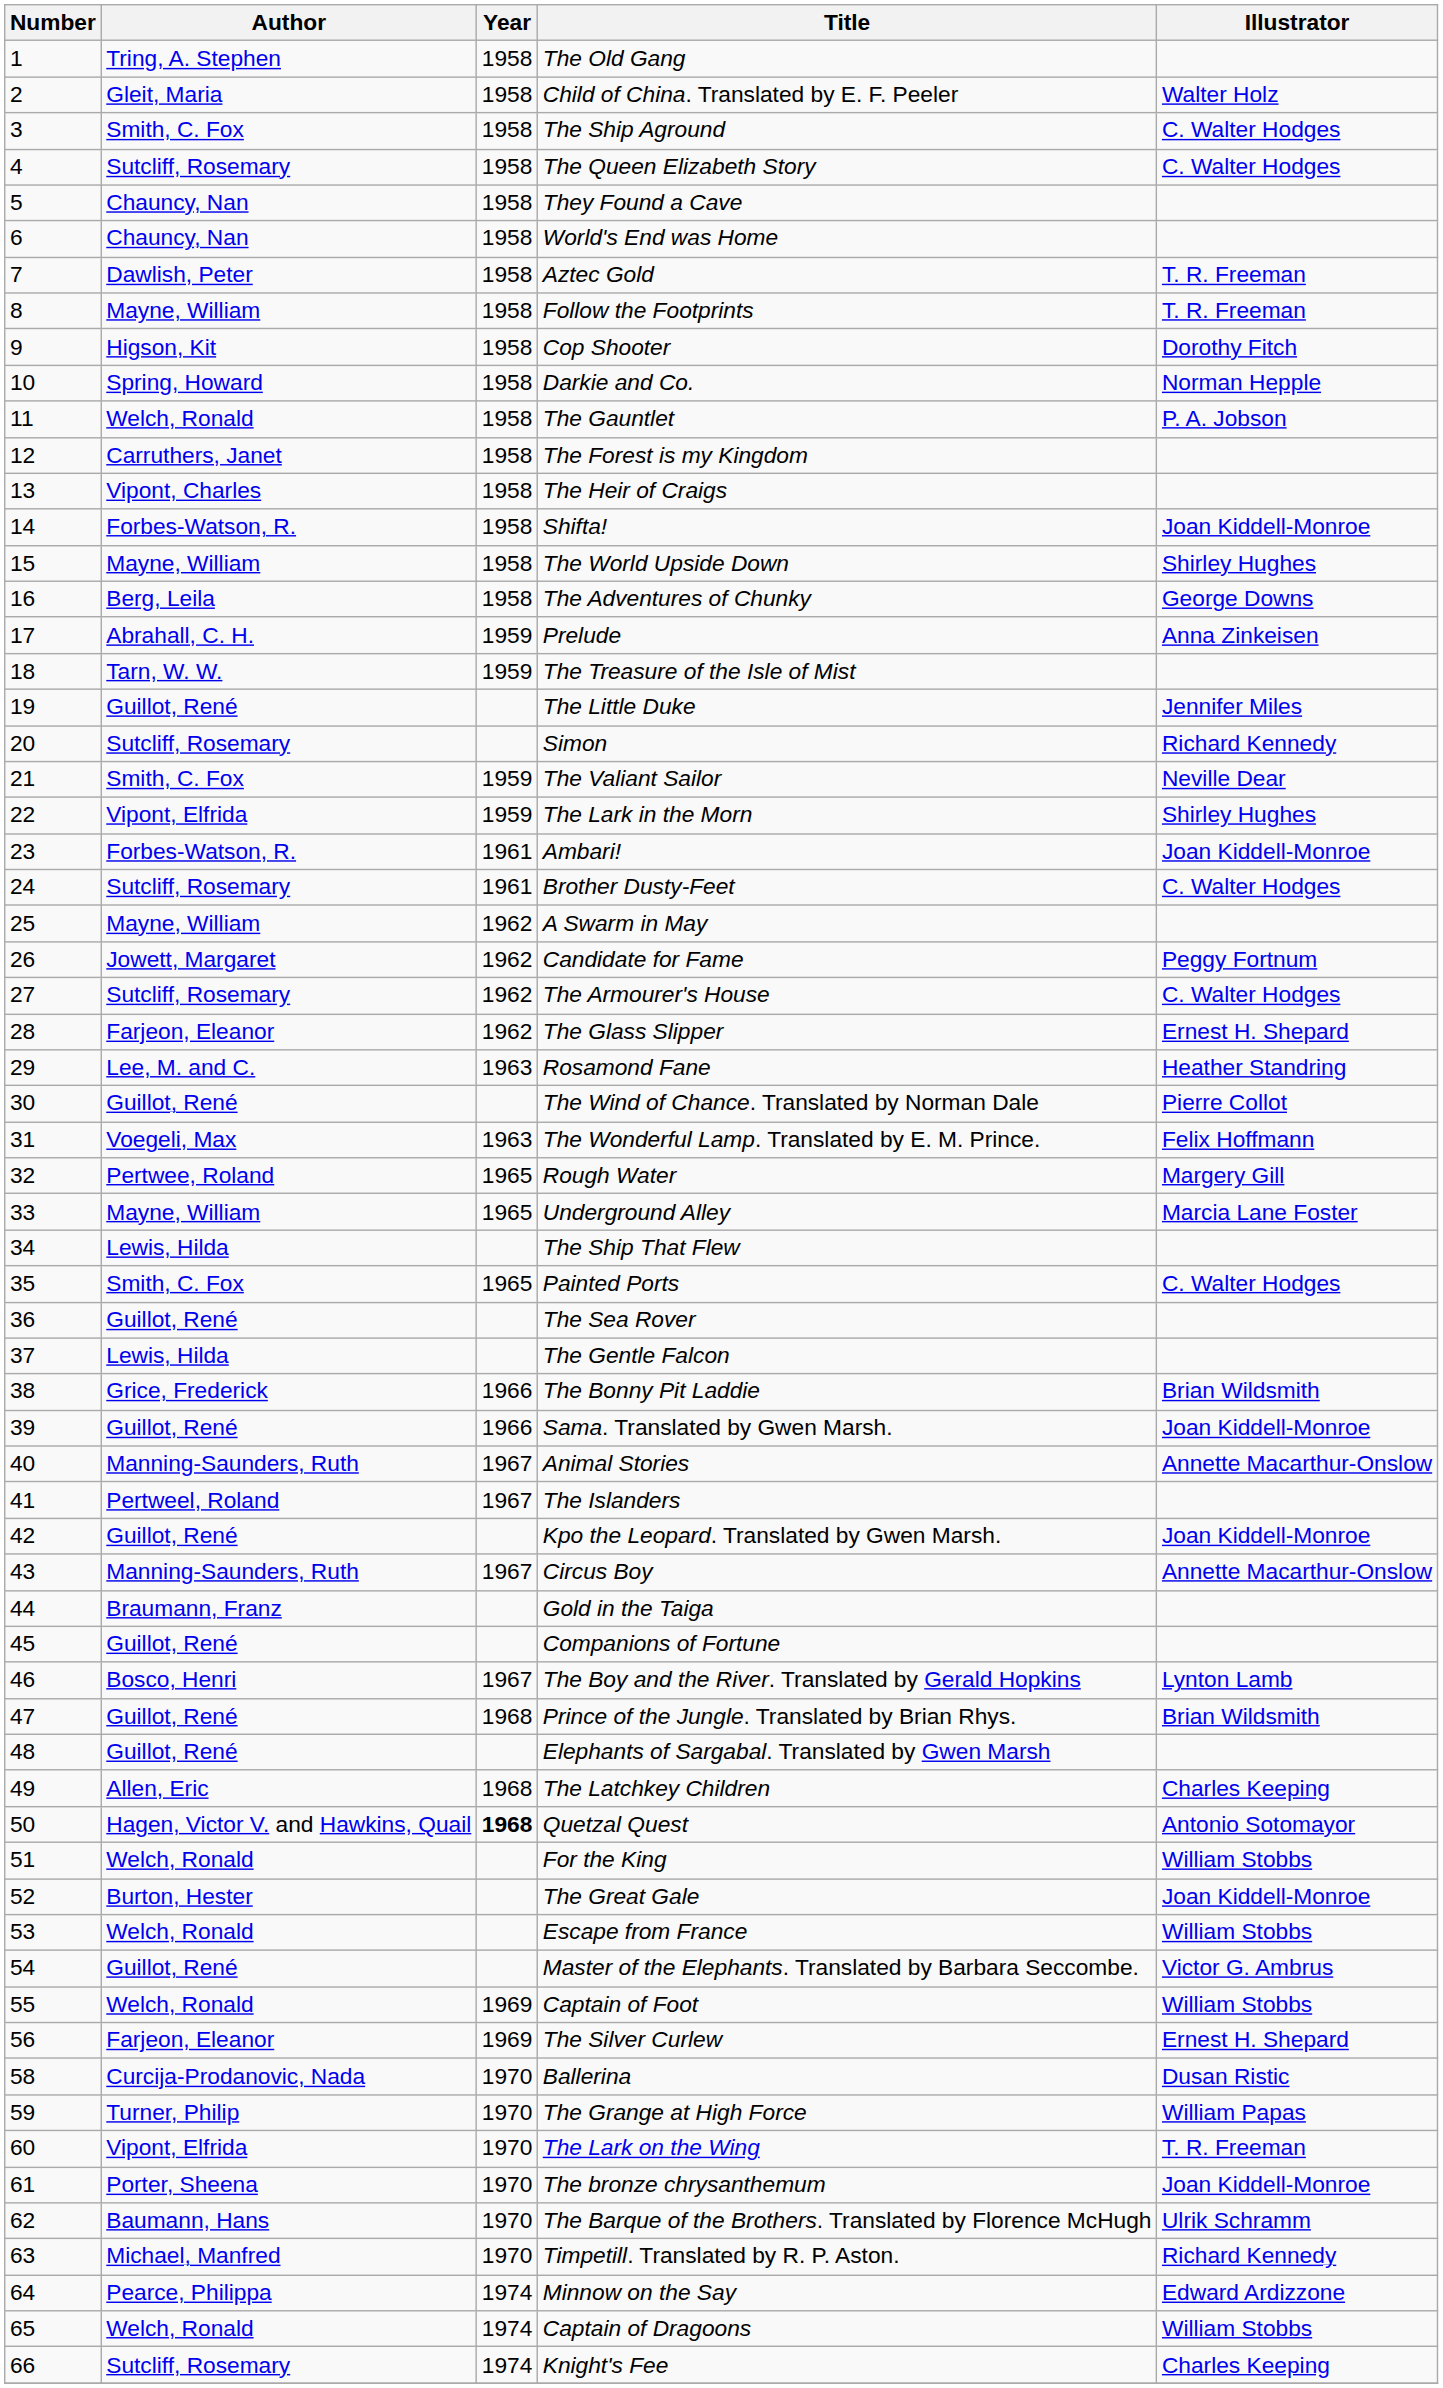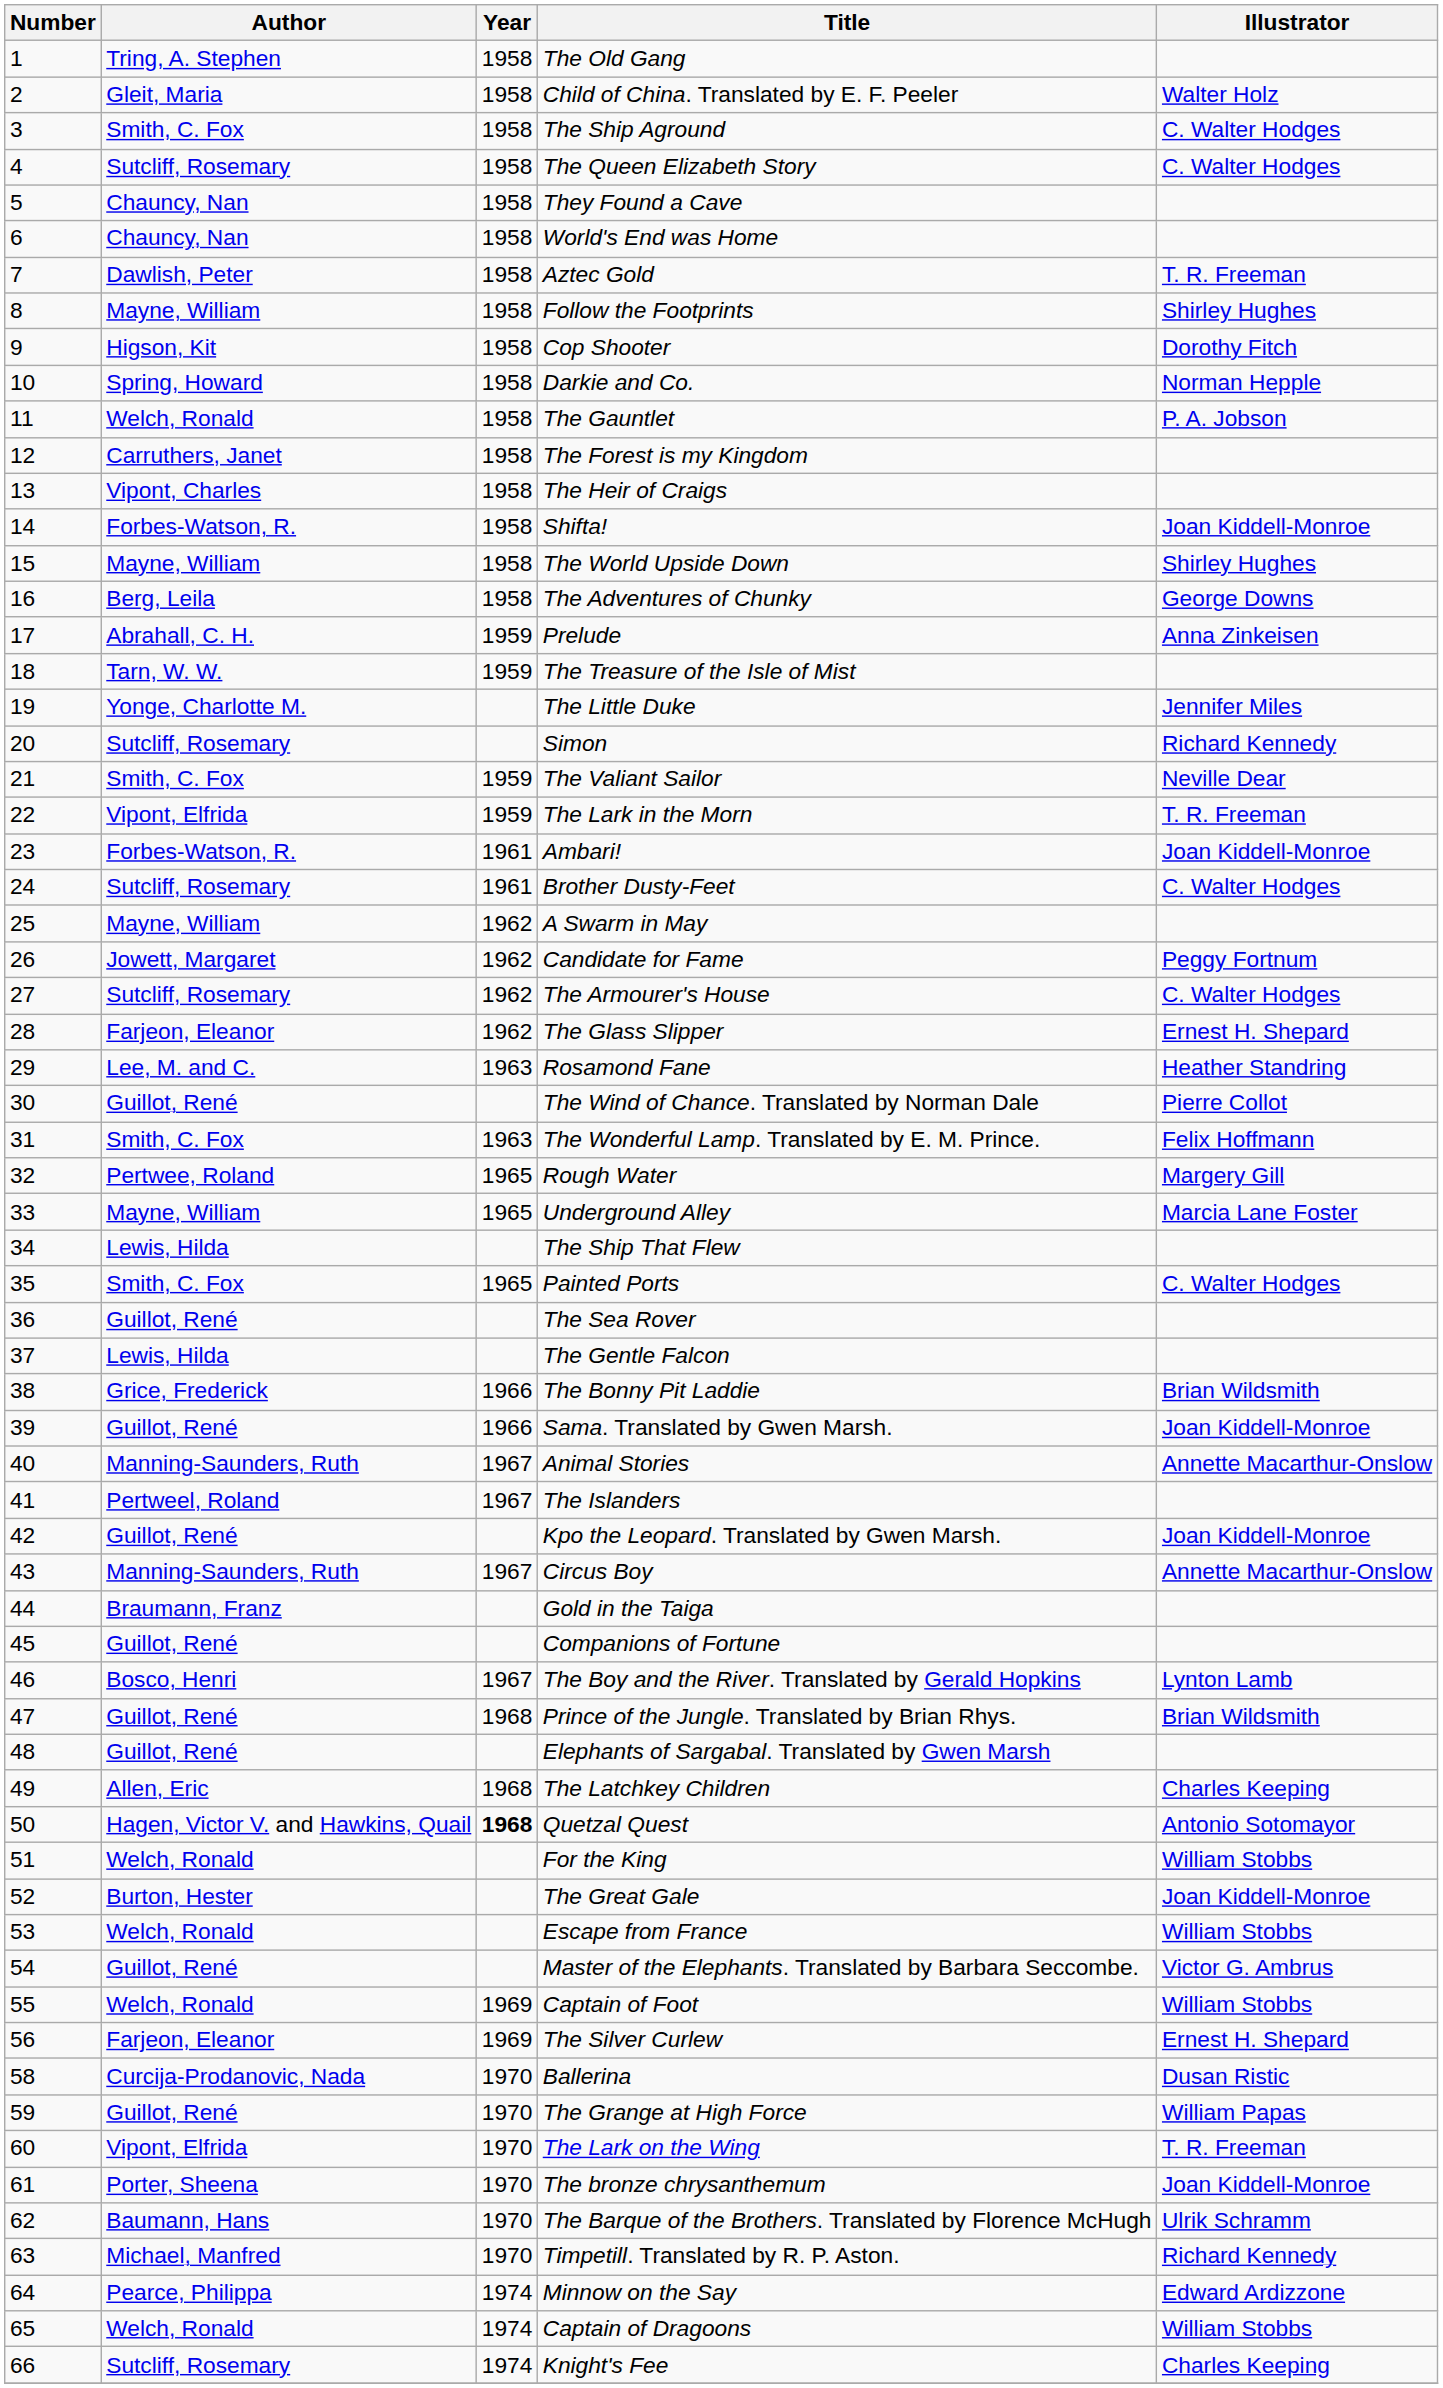(1234, 310) T. R. Freeman -> (1239, 310) Shirley Hughes
(172, 707) Guillot, René -> (206, 707) Yonge, Charlotte M.
(1239, 815) Shirley Hughes -> (1234, 815) T. R. Freeman
(171, 1139) Voegeli, Max -> (175, 1139) Smith, C. Fox
(173, 2112) Turner, Philip -> (172, 2112) Guillot, René
